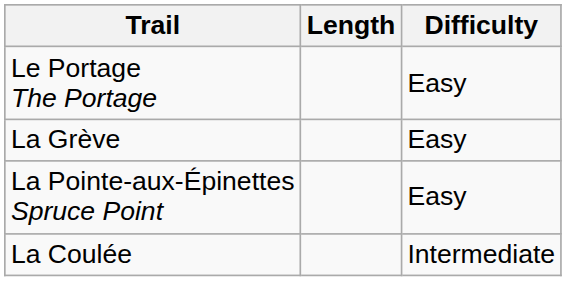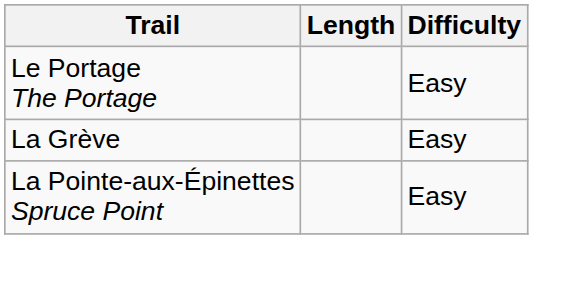- row: (72, 253)
